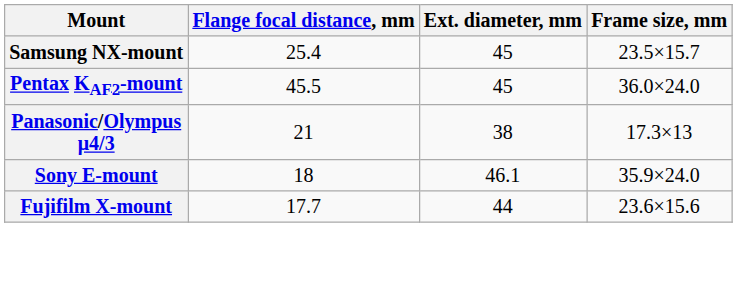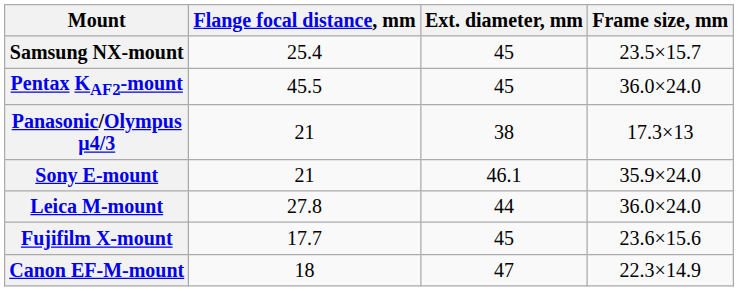(303, 174) 18 -> (305, 174) 21
+ row: (97, 206)
(503, 206) 44 -> (504, 238) 45
+ row: (97, 270)
